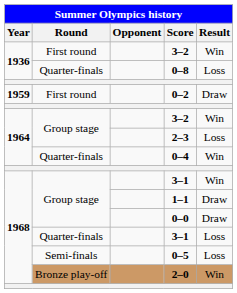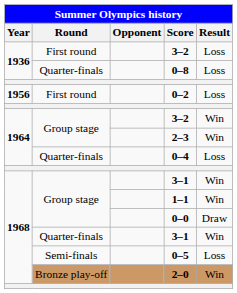(214, 51) Win -> (214, 51) Loss
(18, 94) 1959 -> (18, 94) 1956
(214, 94) Draw -> (214, 94) Loss
(214, 137) Loss -> (214, 137) Win
(214, 156) Win -> (214, 156) Loss
(214, 199) Draw -> (214, 199) Win
(214, 236) Loss -> (214, 236) Win
